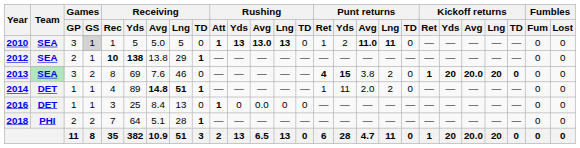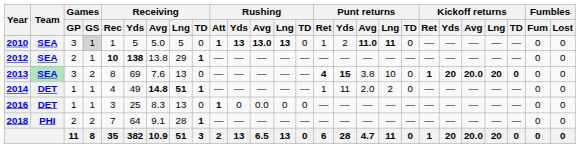(181, 74) 46 -> (181, 74) 13
(390, 74) 2 -> (390, 74) 10
(135, 89) 89 -> (135, 89) 49
(158, 105) 8.4 -> (158, 105) 8.3
(158, 120) 5.1 -> (158, 120) 9.1
